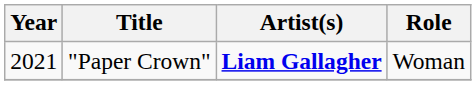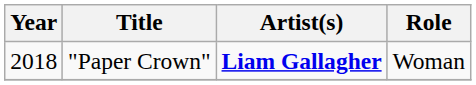(34, 60) 2021 -> (34, 60) 2018
